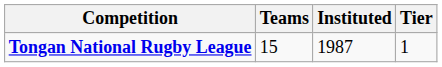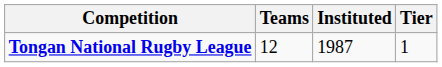(269, 47) 15 -> (269, 47) 12
